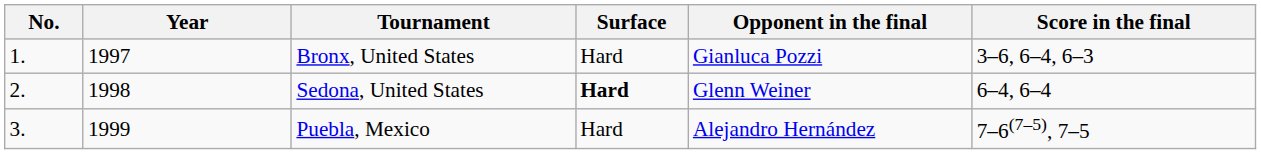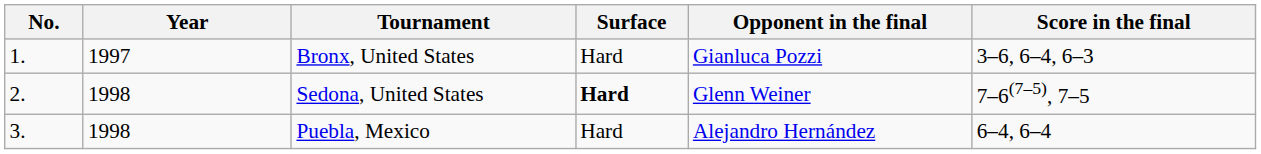(1014, 90) 6–4, 6–4 -> (1033, 93) 7–6(7–5), 7–5
(109, 127) 1999 -> (109, 130) 1998
(1033, 127) 7–6(7–5), 7–5 -> (1014, 130) 6–4, 6–4
